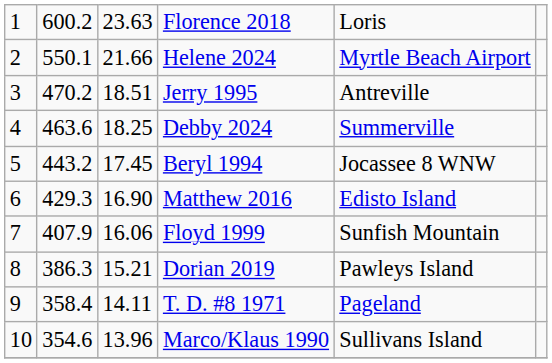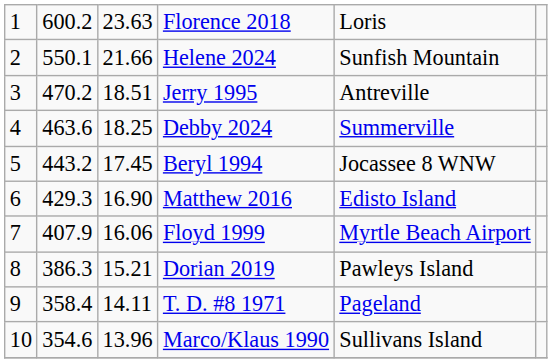(435, 57) Myrtle Beach Airport -> (419, 57) Sunfish Mountain
(419, 233) Sunfish Mountain -> (435, 233) Myrtle Beach Airport
